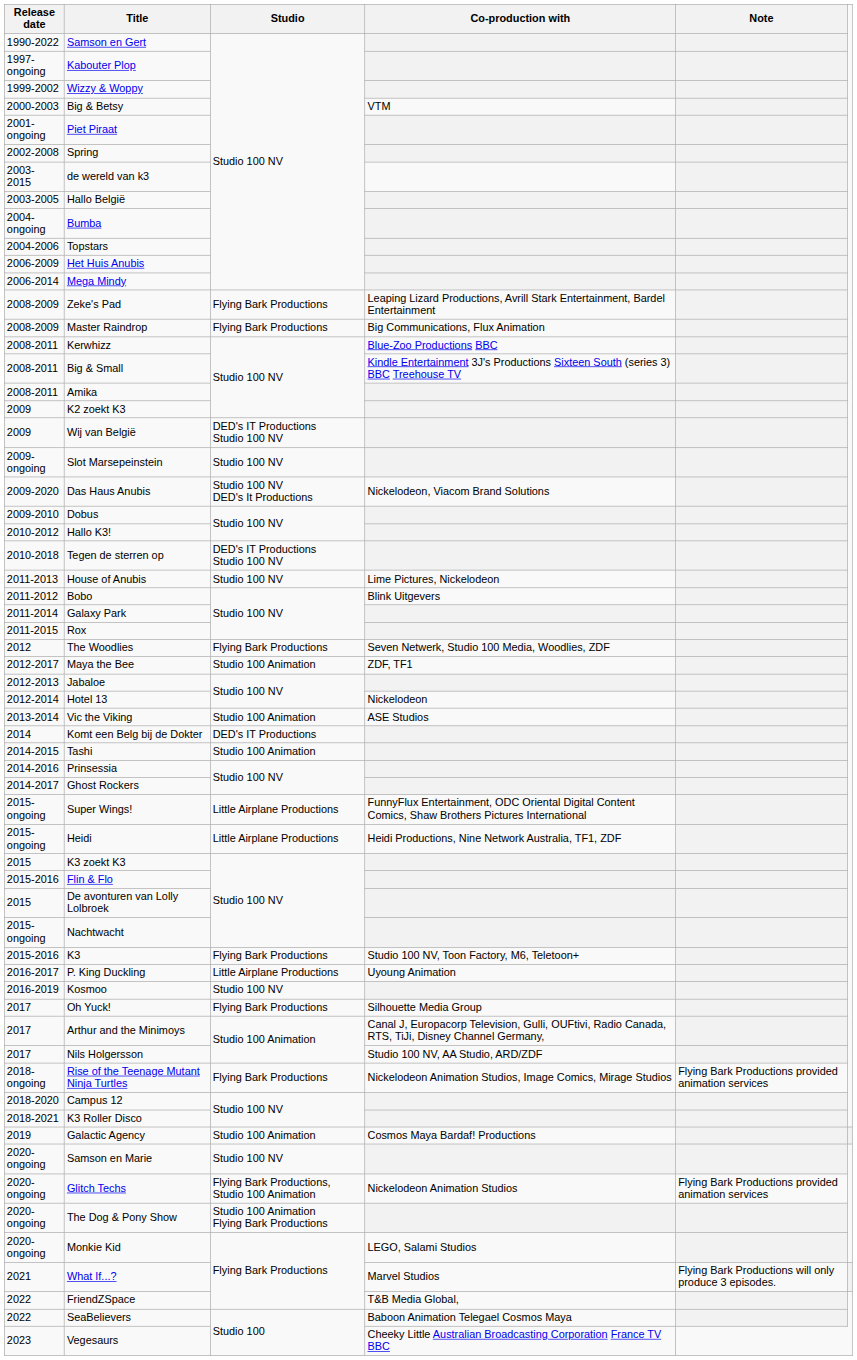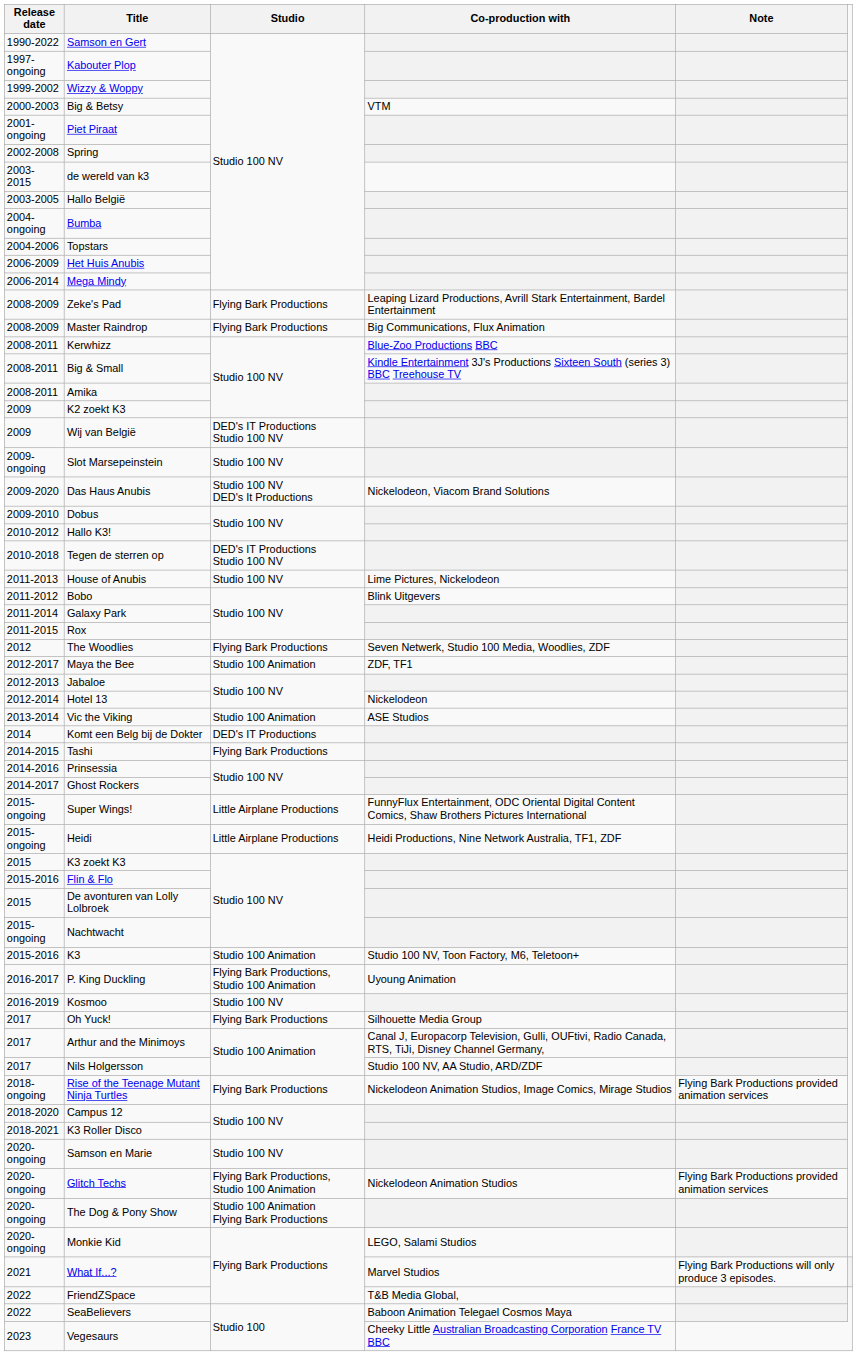(264, 751) Studio 100 Animation -> (270, 751) Flying Bark Productions
(270, 955) Flying Bark Productions -> (264, 955) Studio 100 Animation
(276, 973) Little Airplane Productions -> (272, 979) Flying Bark Productions, Studio 100 Animation
- row: (106, 1135)
